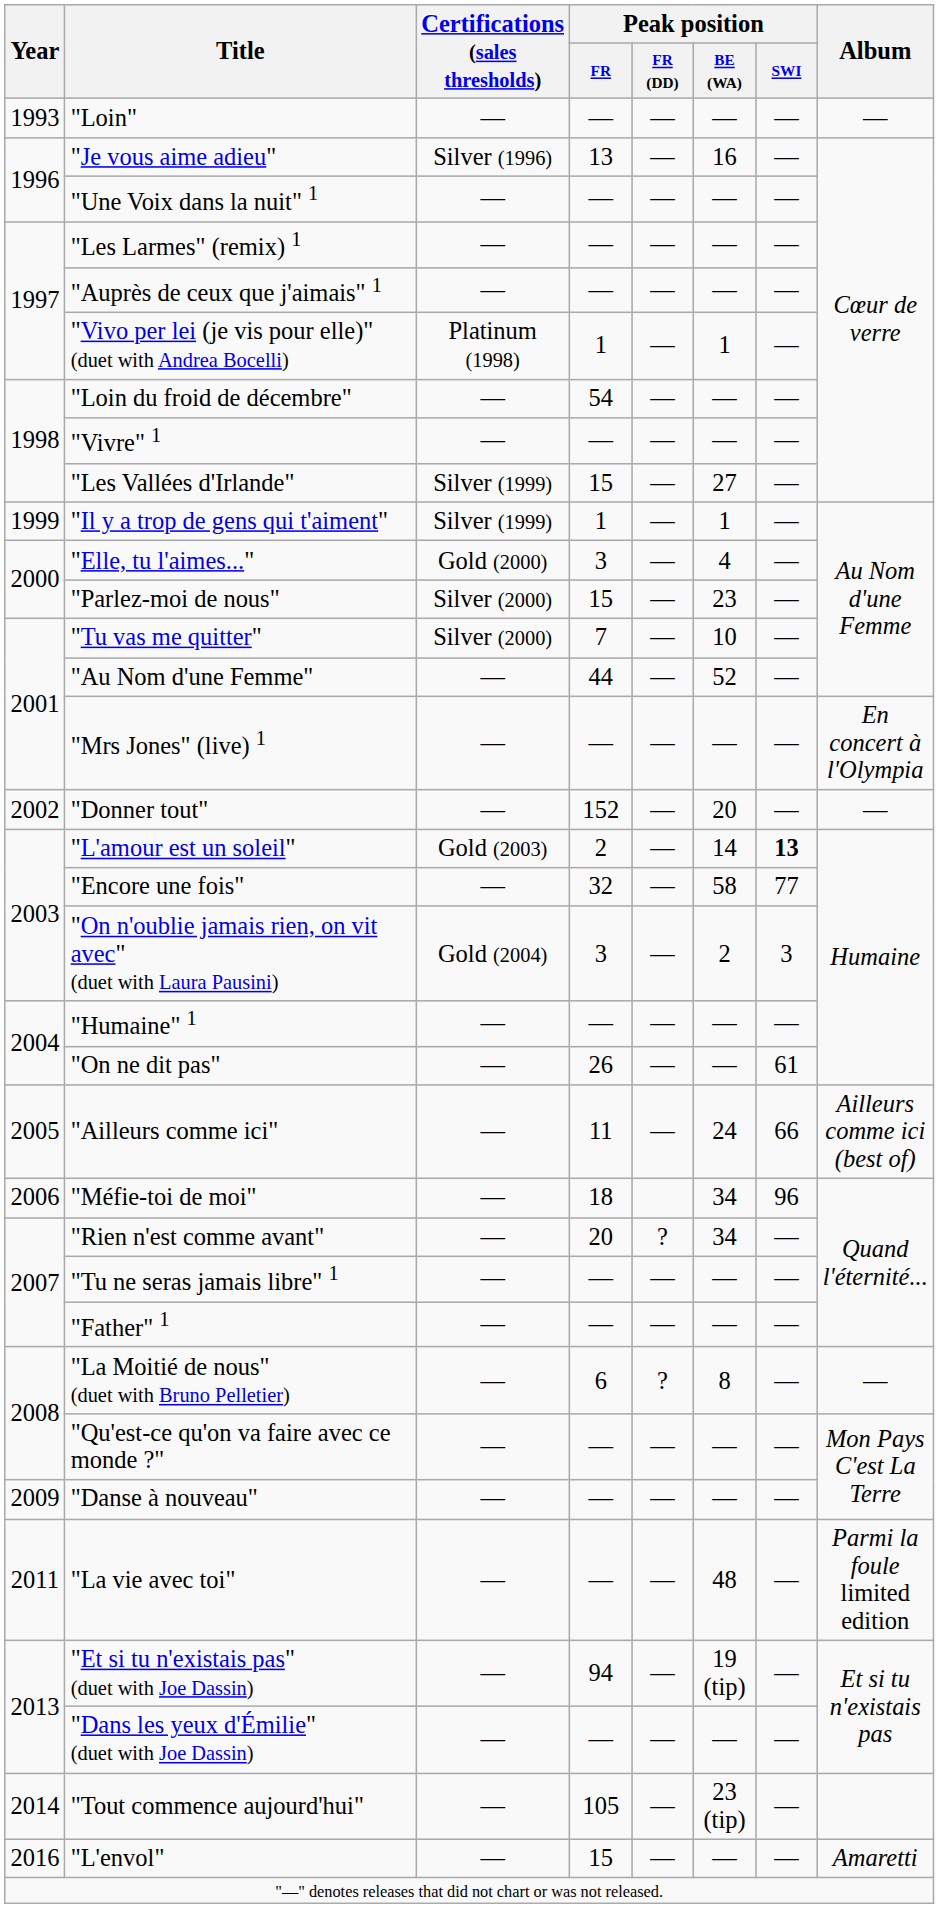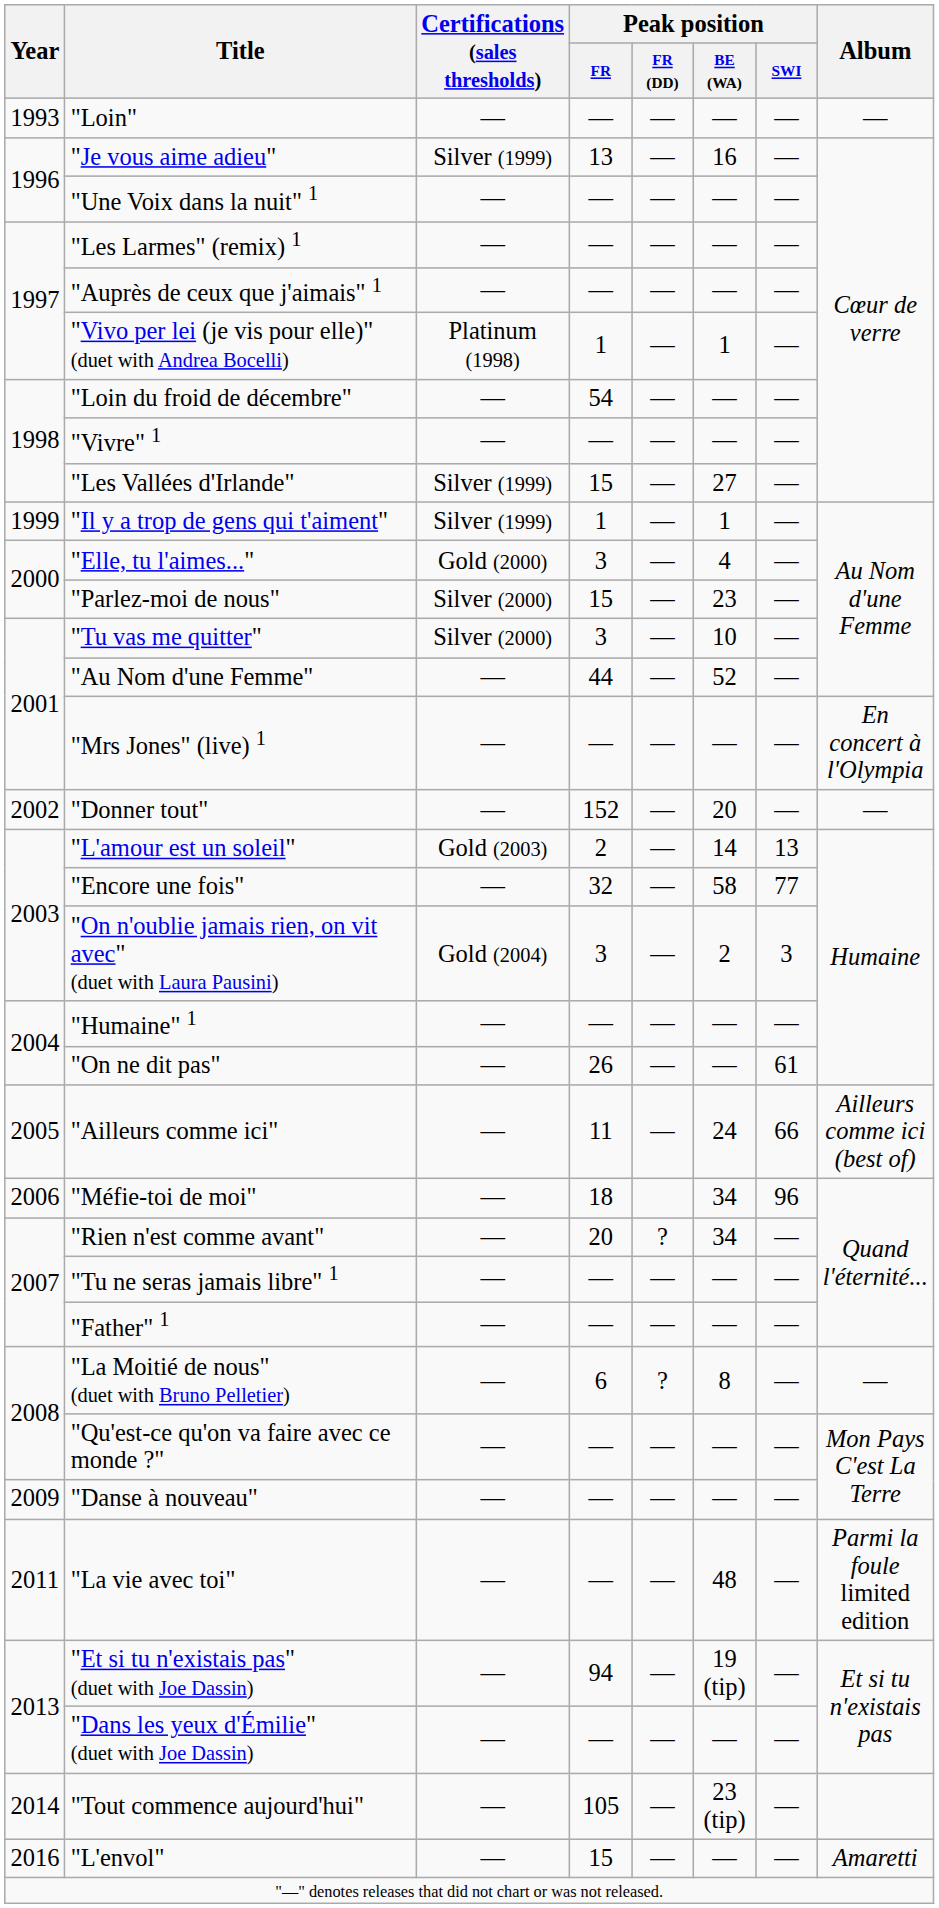(493, 156) Silver (1996) -> (493, 156) Silver (1999)
(601, 637) 7 -> (601, 637) 3
(786, 848) bold -> (786, 848) normal
